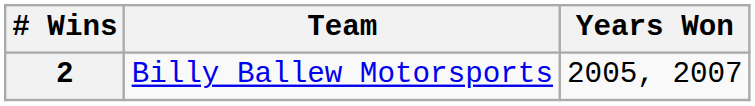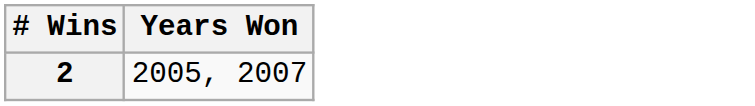- column: (342, 29)
